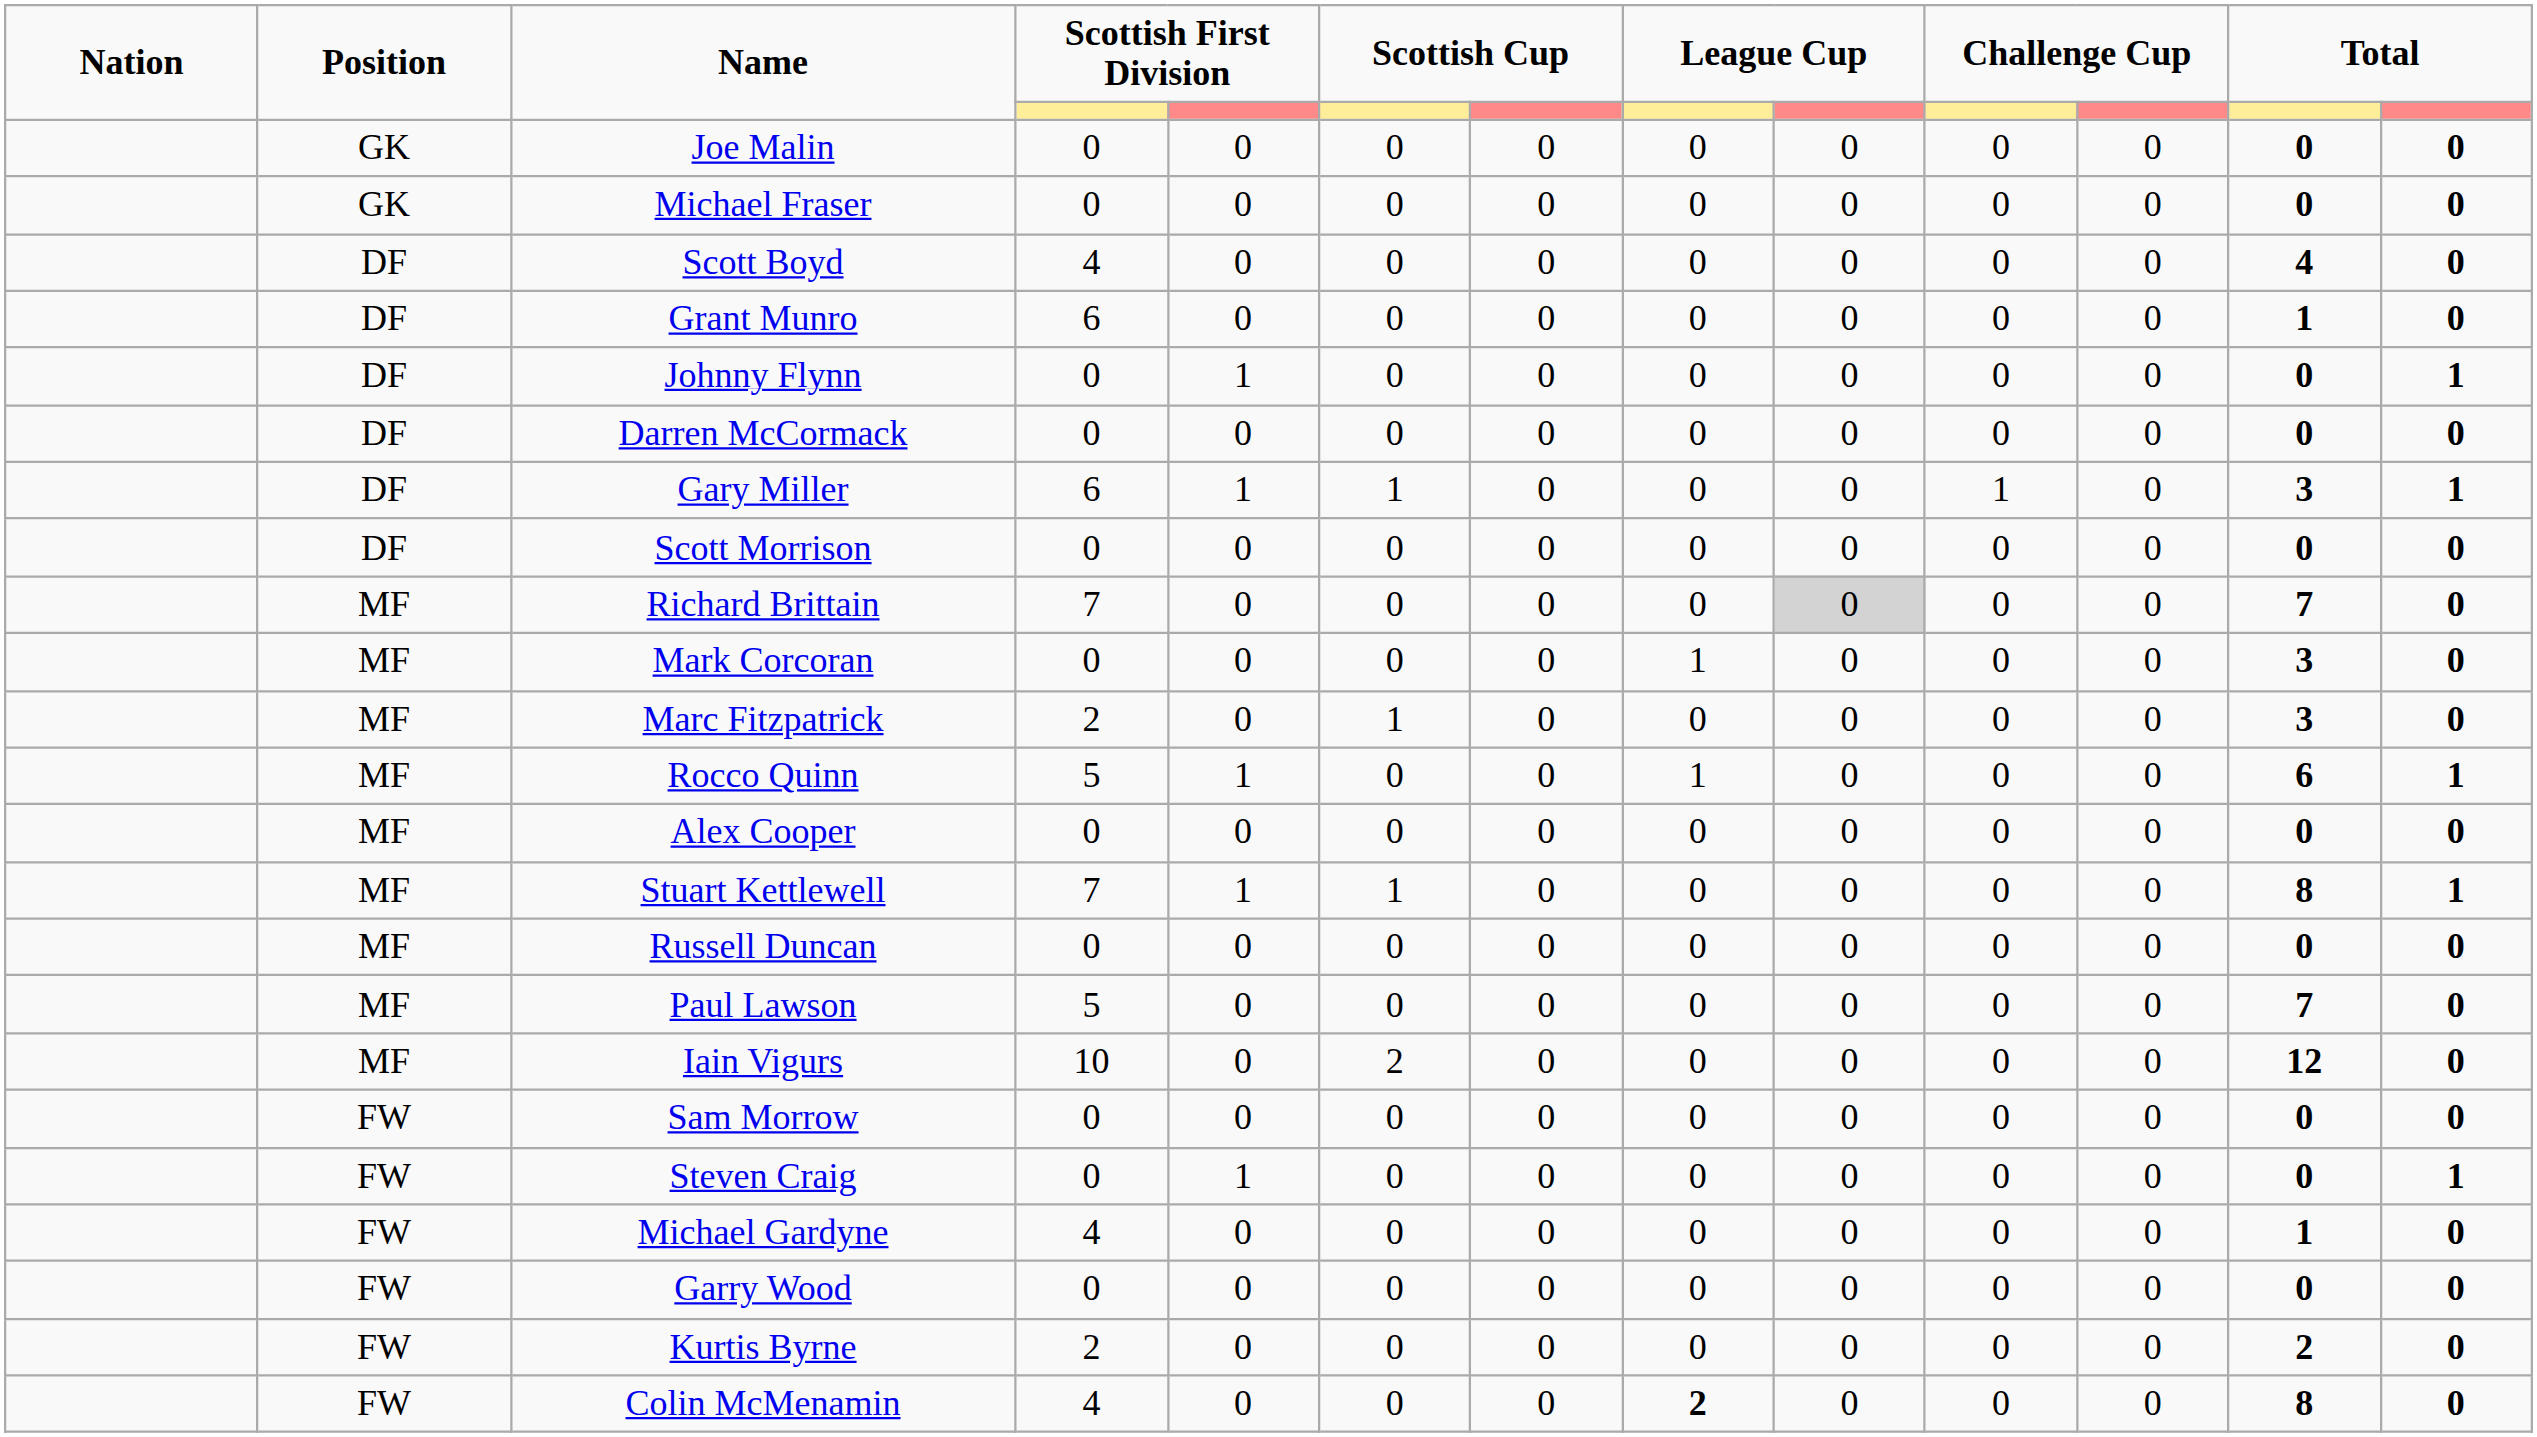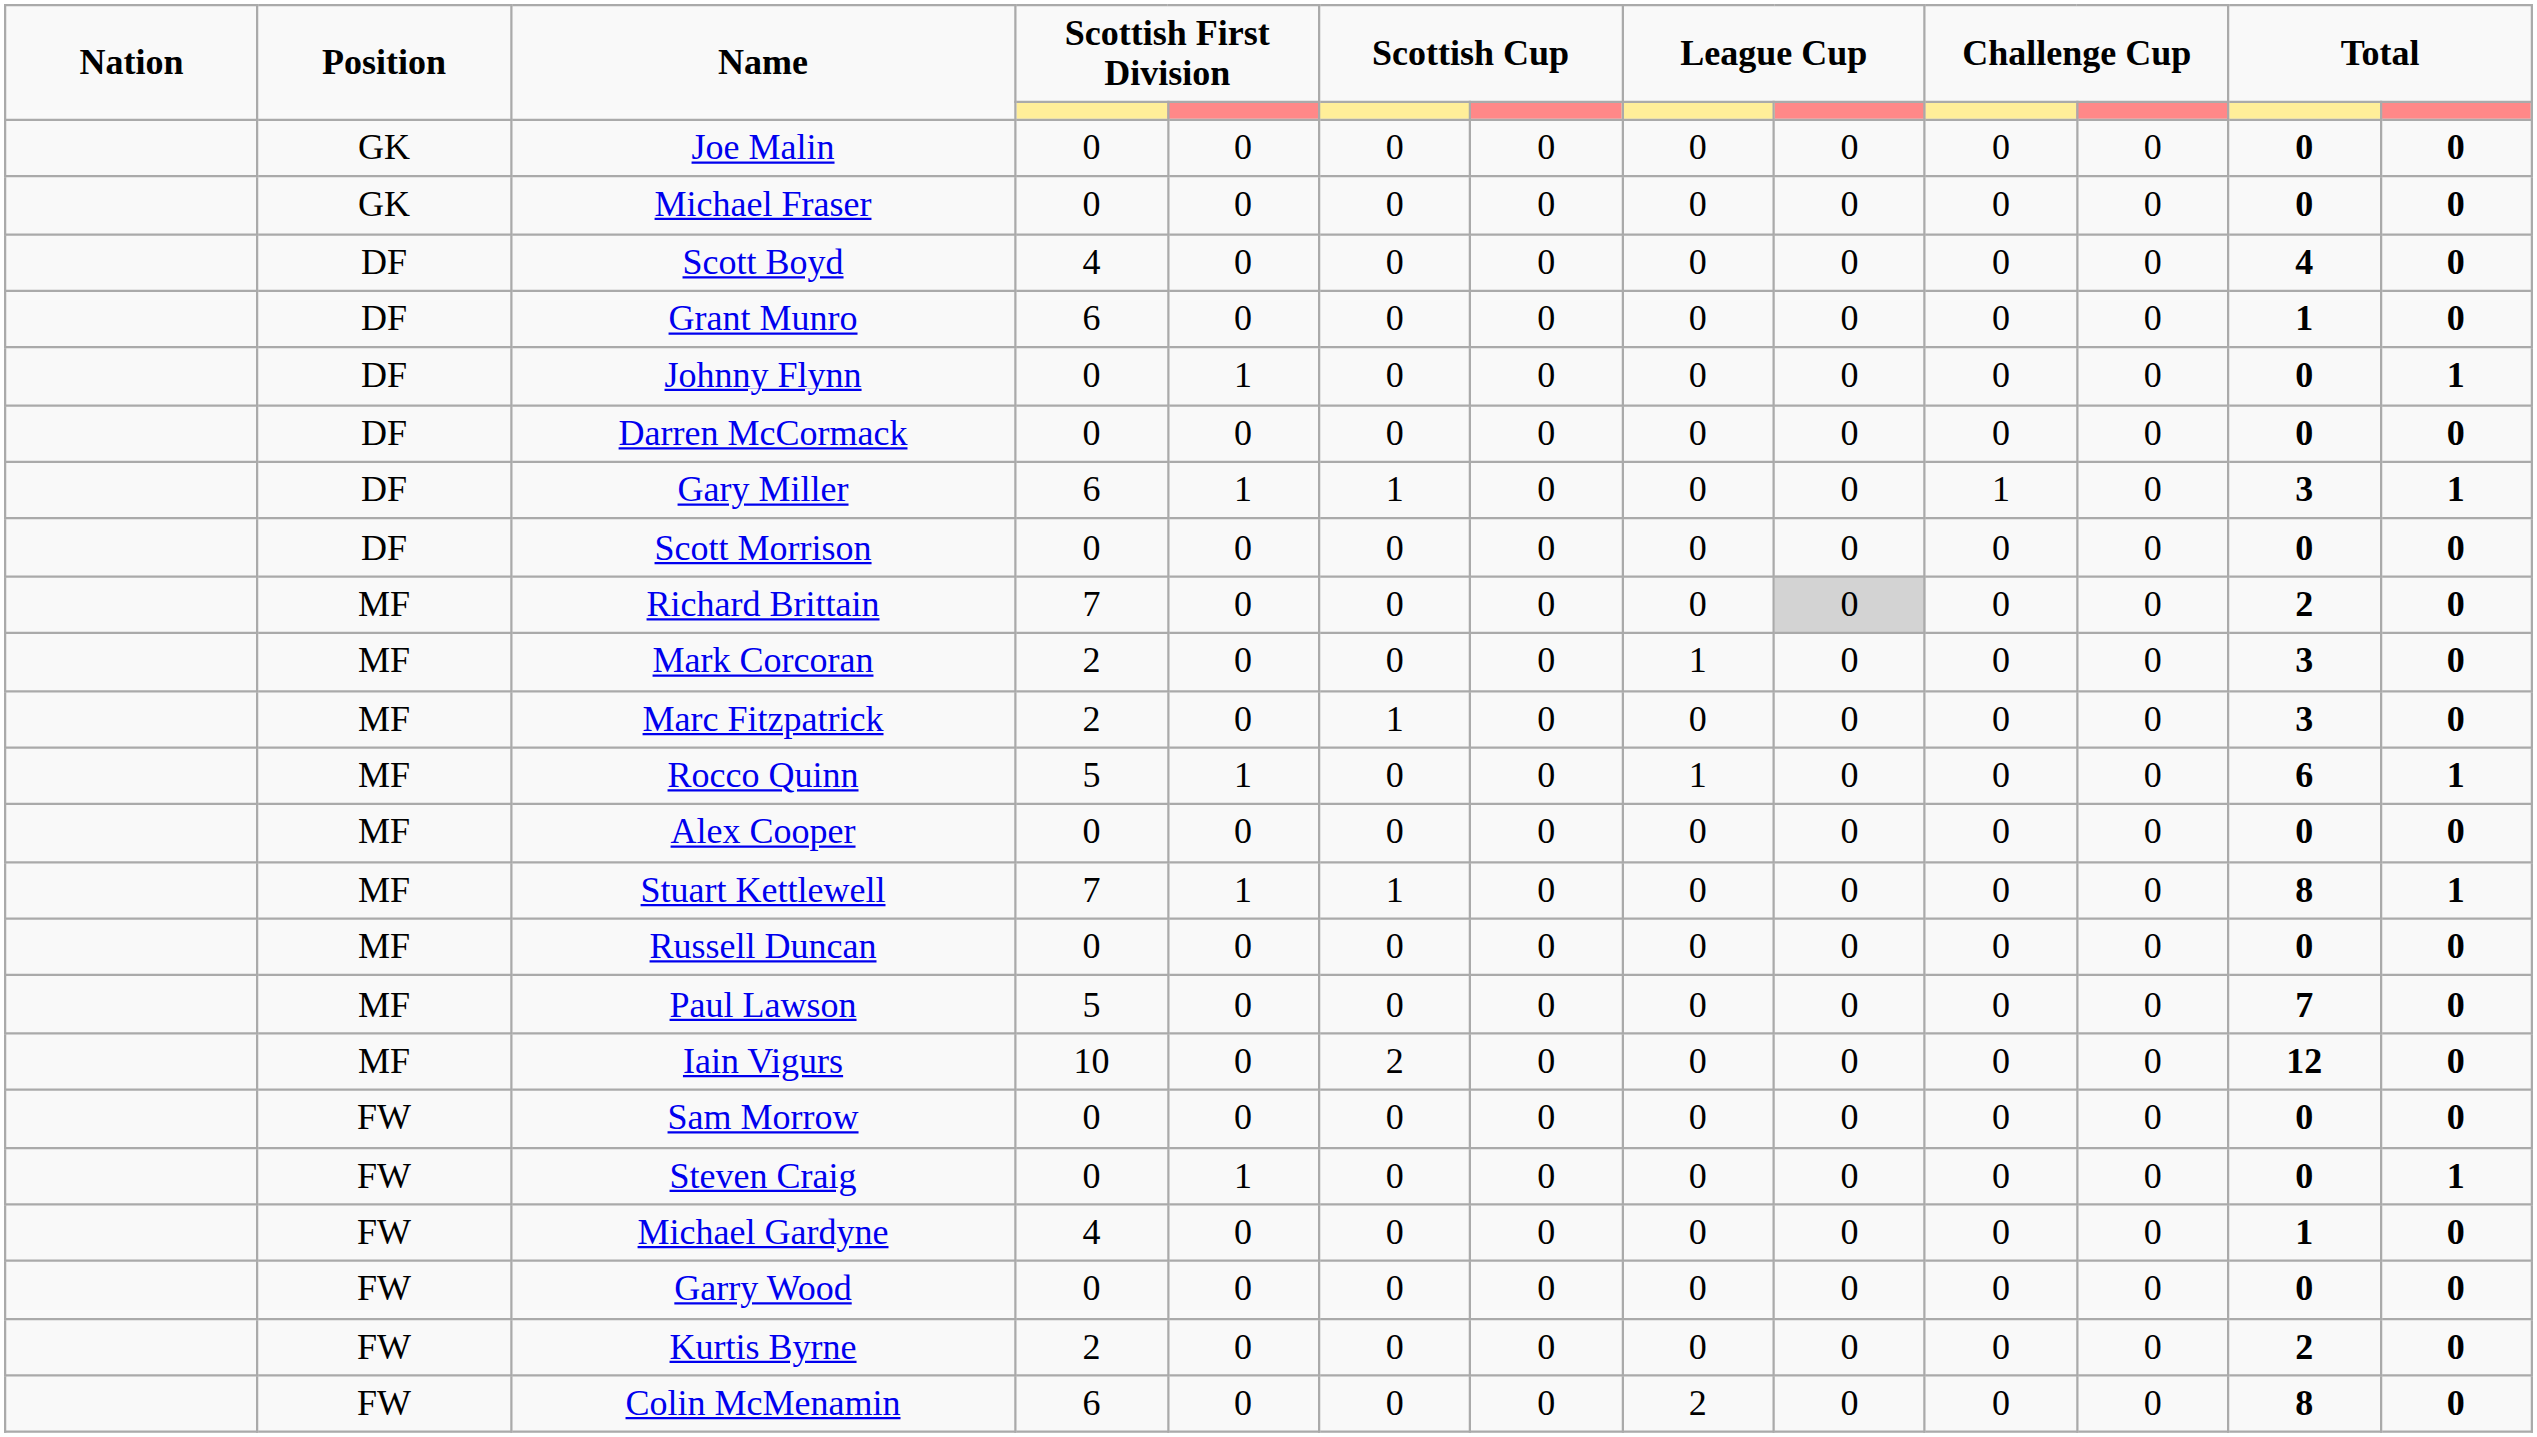(2304, 603) 7 -> (2304, 603) 2
(1091, 661) 0 -> (1091, 661) 2
(1091, 1403) 4 -> (1091, 1403) 6
(1698, 1403) bold -> (1698, 1403) normal
